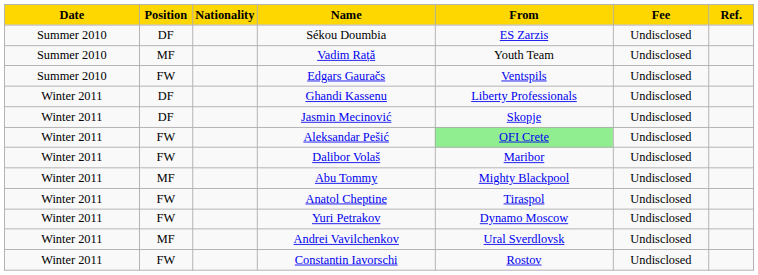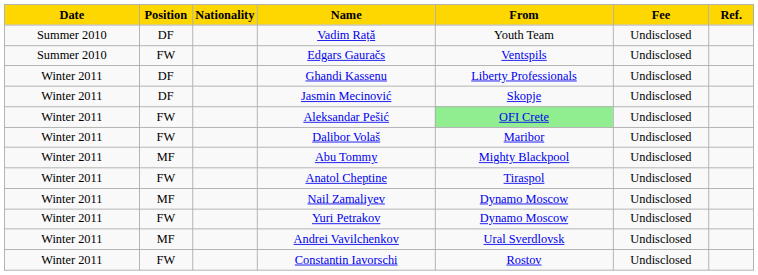- row: (346, 35)
(166, 55) MF -> (166, 35) DF
+ row: (346, 198)
